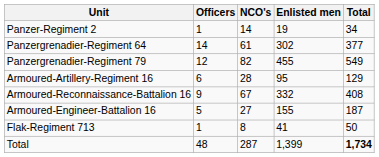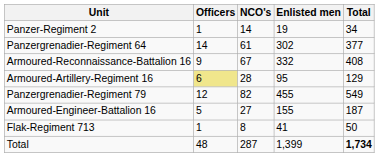rows swapped: (76, 62) <-> (99, 95)
(199, 78) no background -> (199, 78) khaki background
